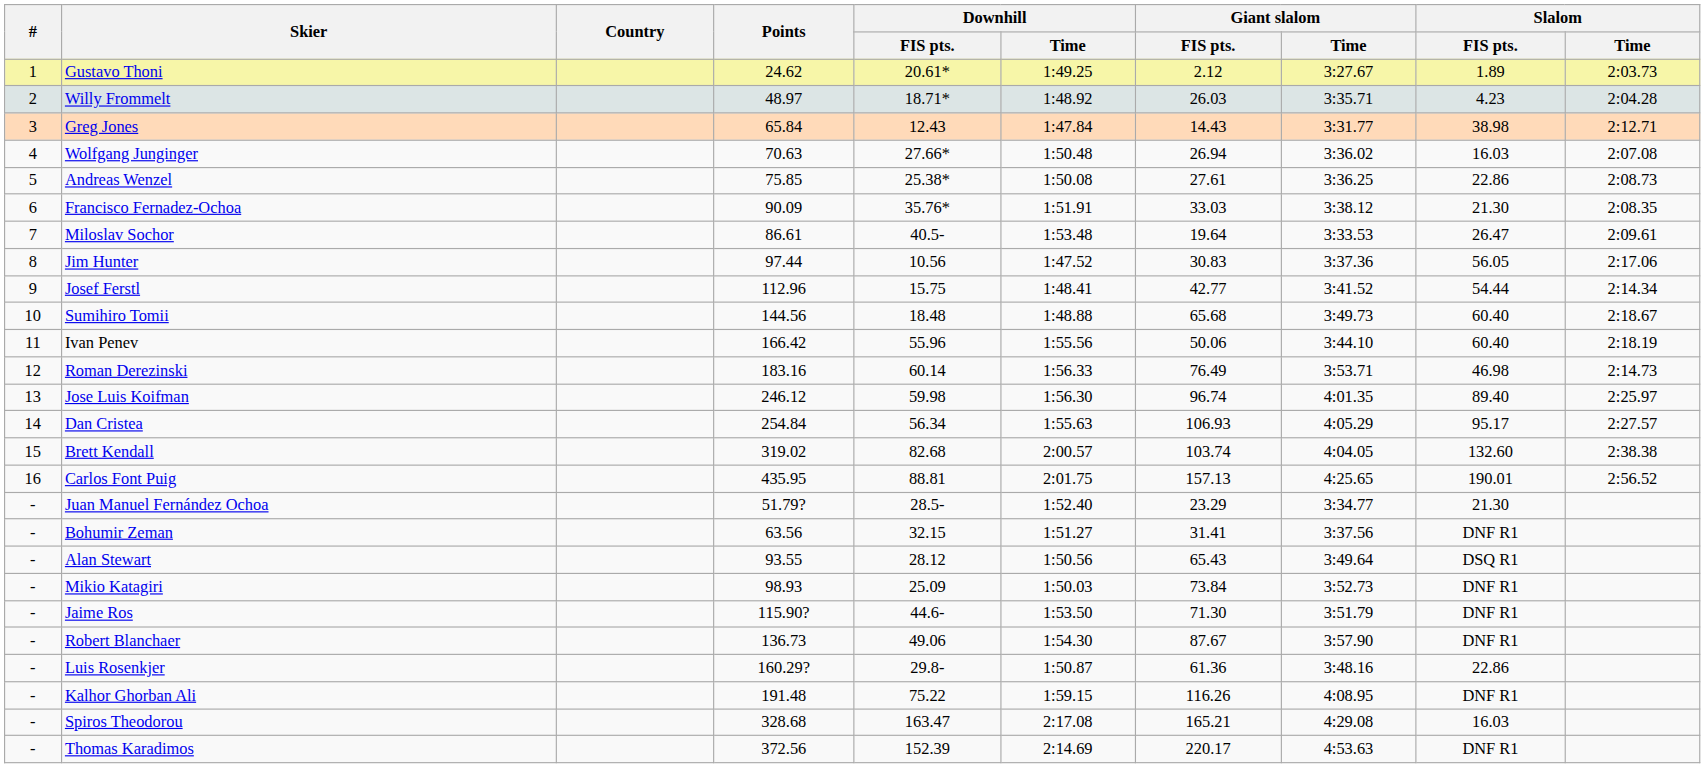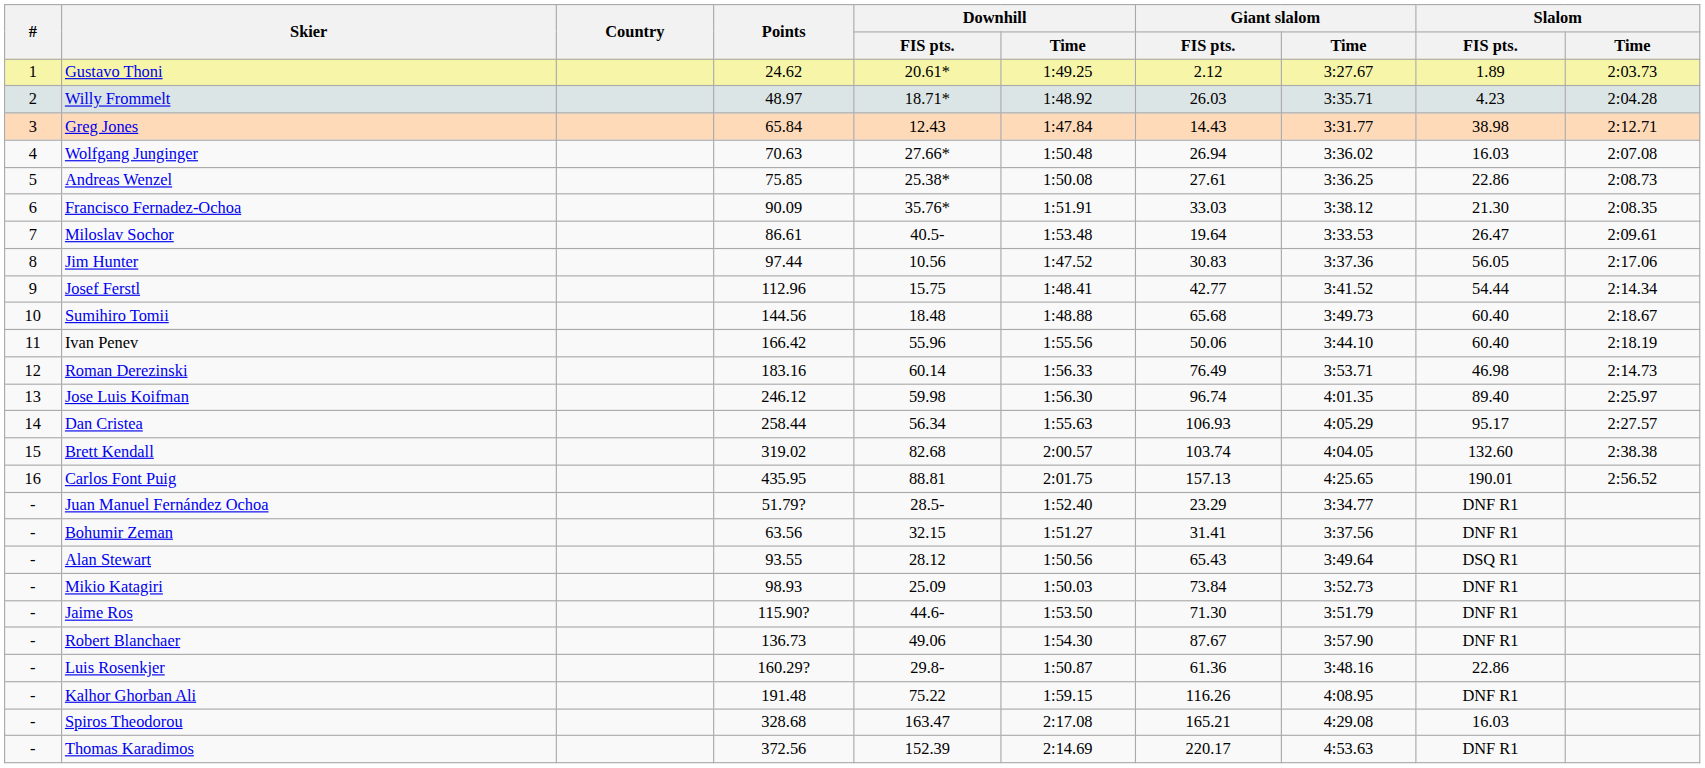(784, 424) 254.84 -> (784, 424) 258.44
(1490, 505) 21.30 -> (1490, 505) DNF R1
